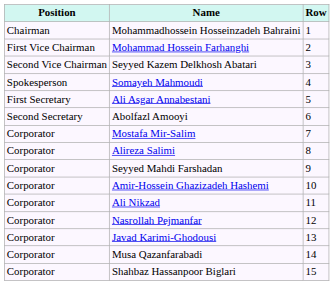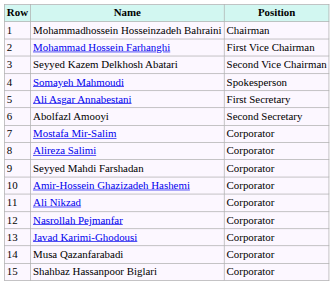columns swapped: (316, 13) <-> (57, 13)
